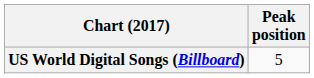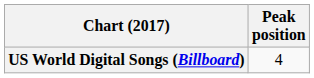(279, 60) 5 -> (279, 60) 4
